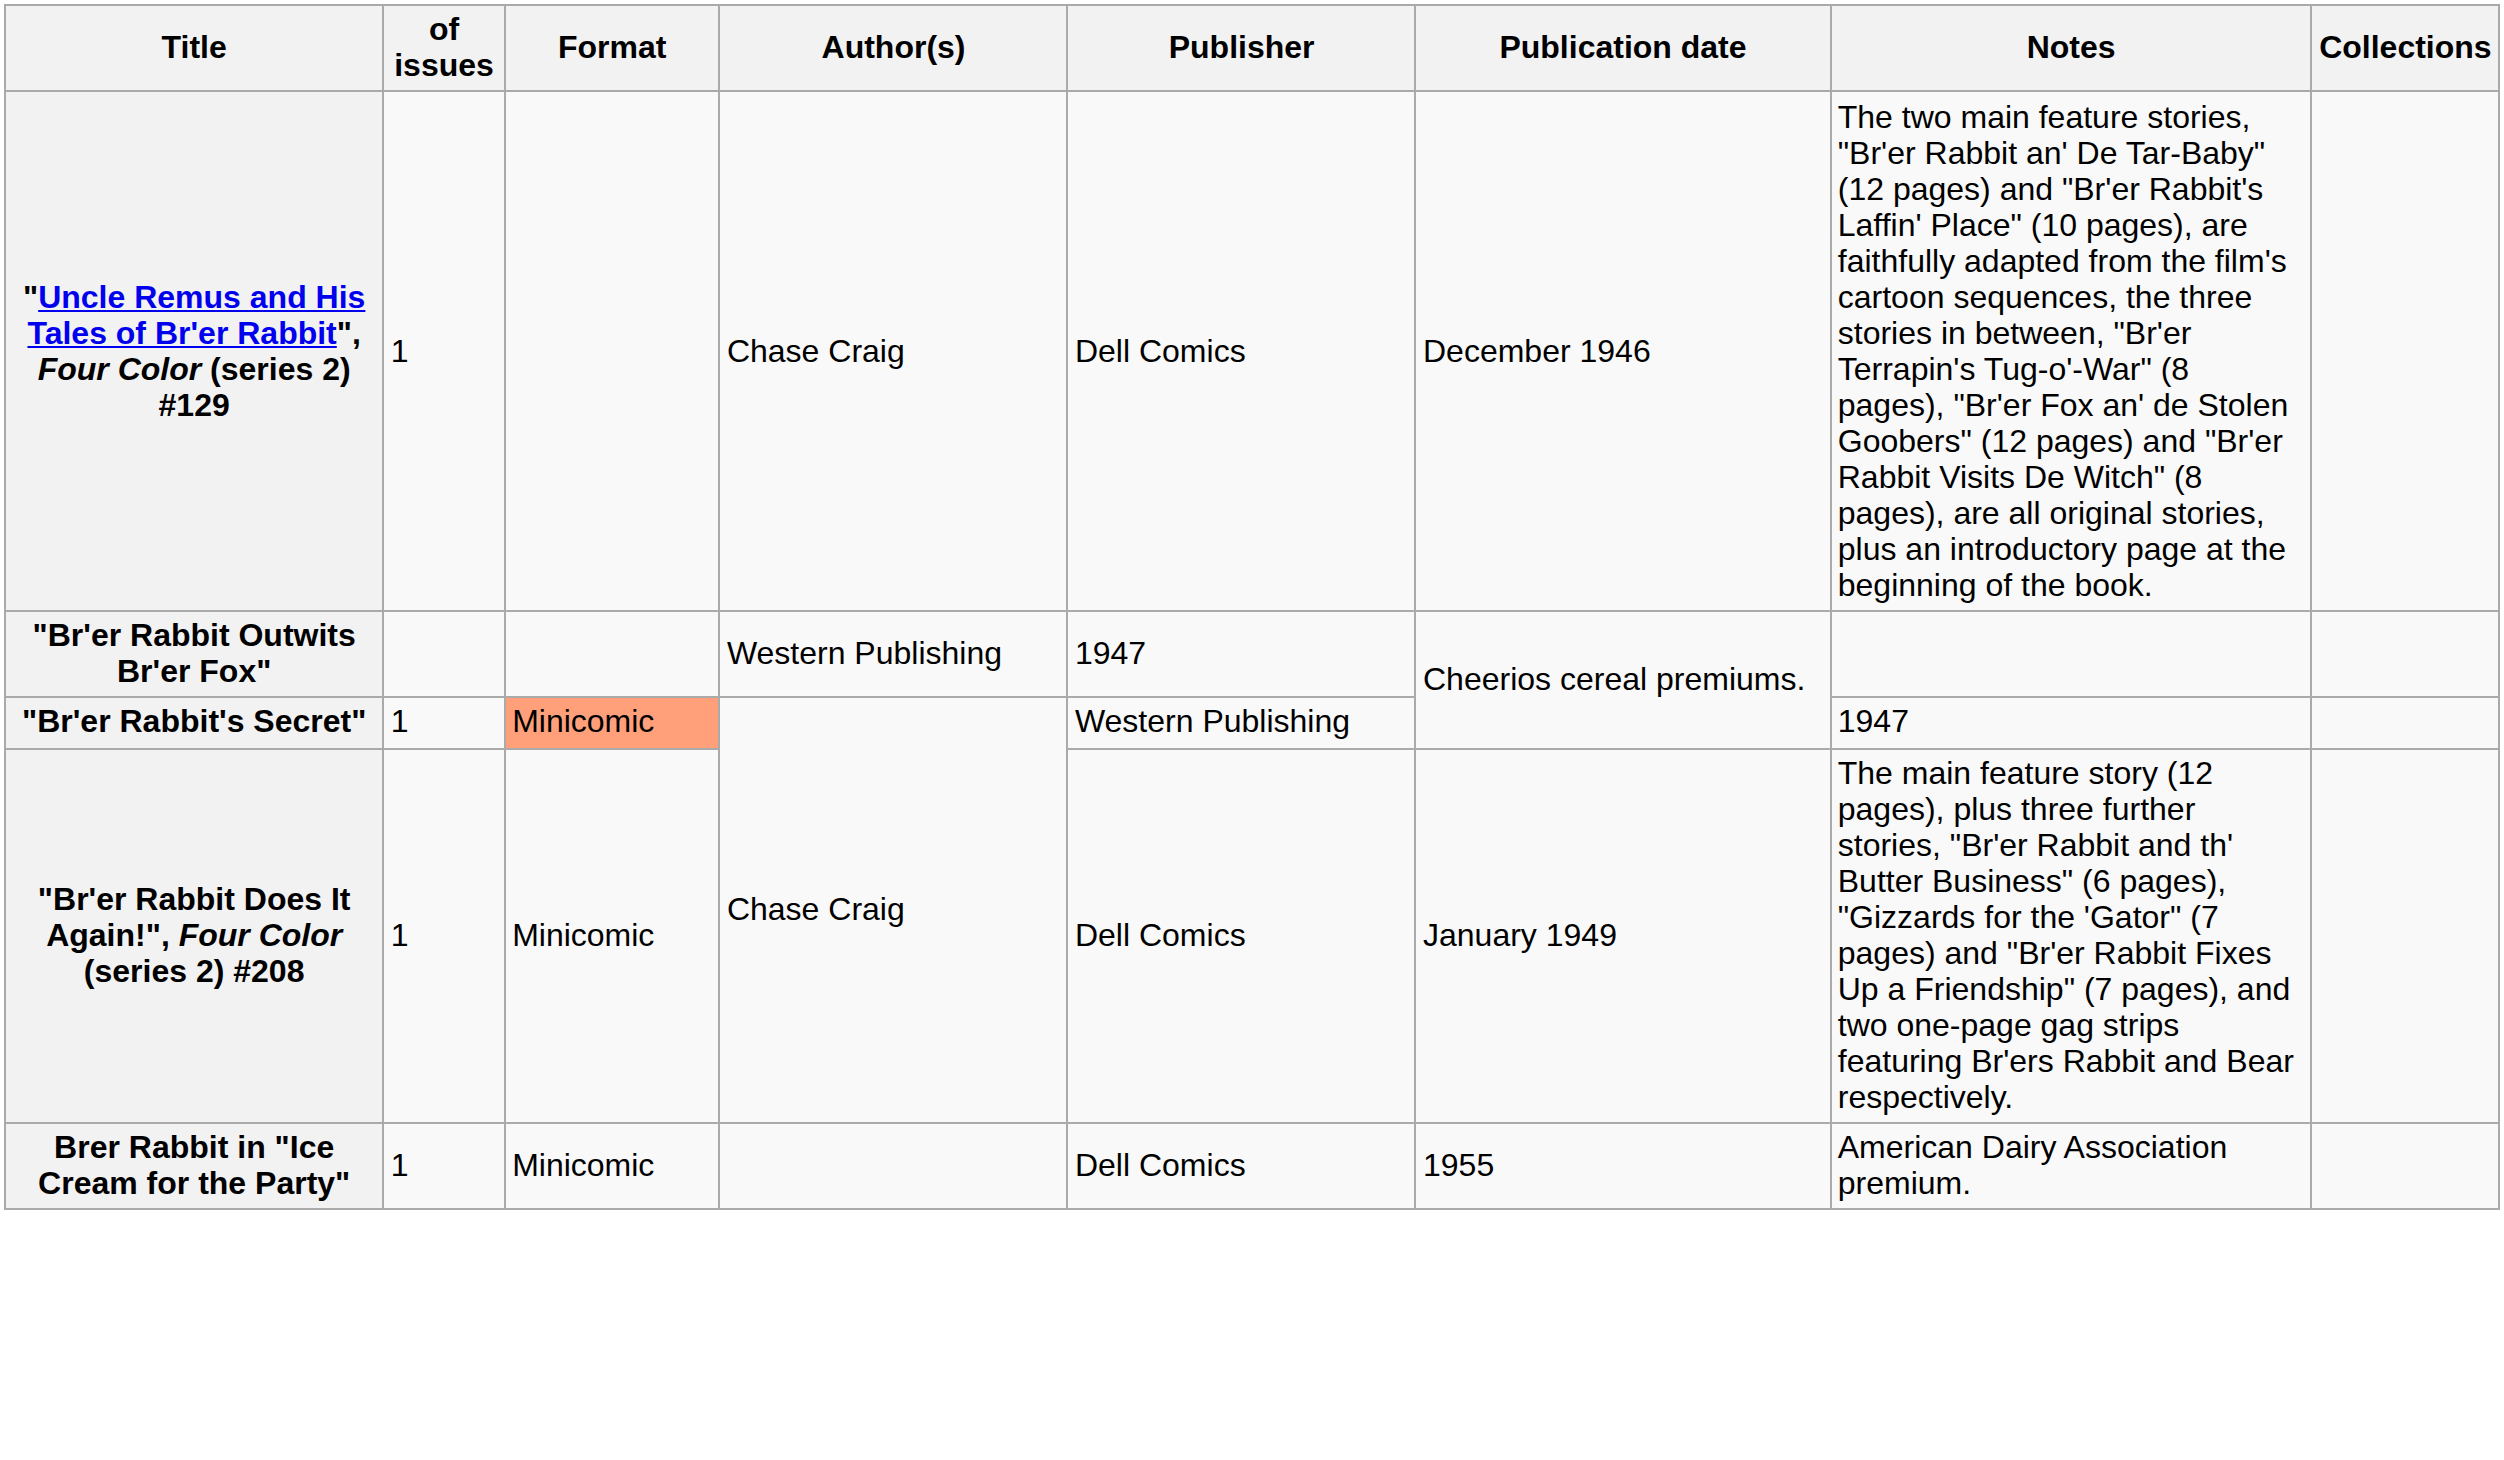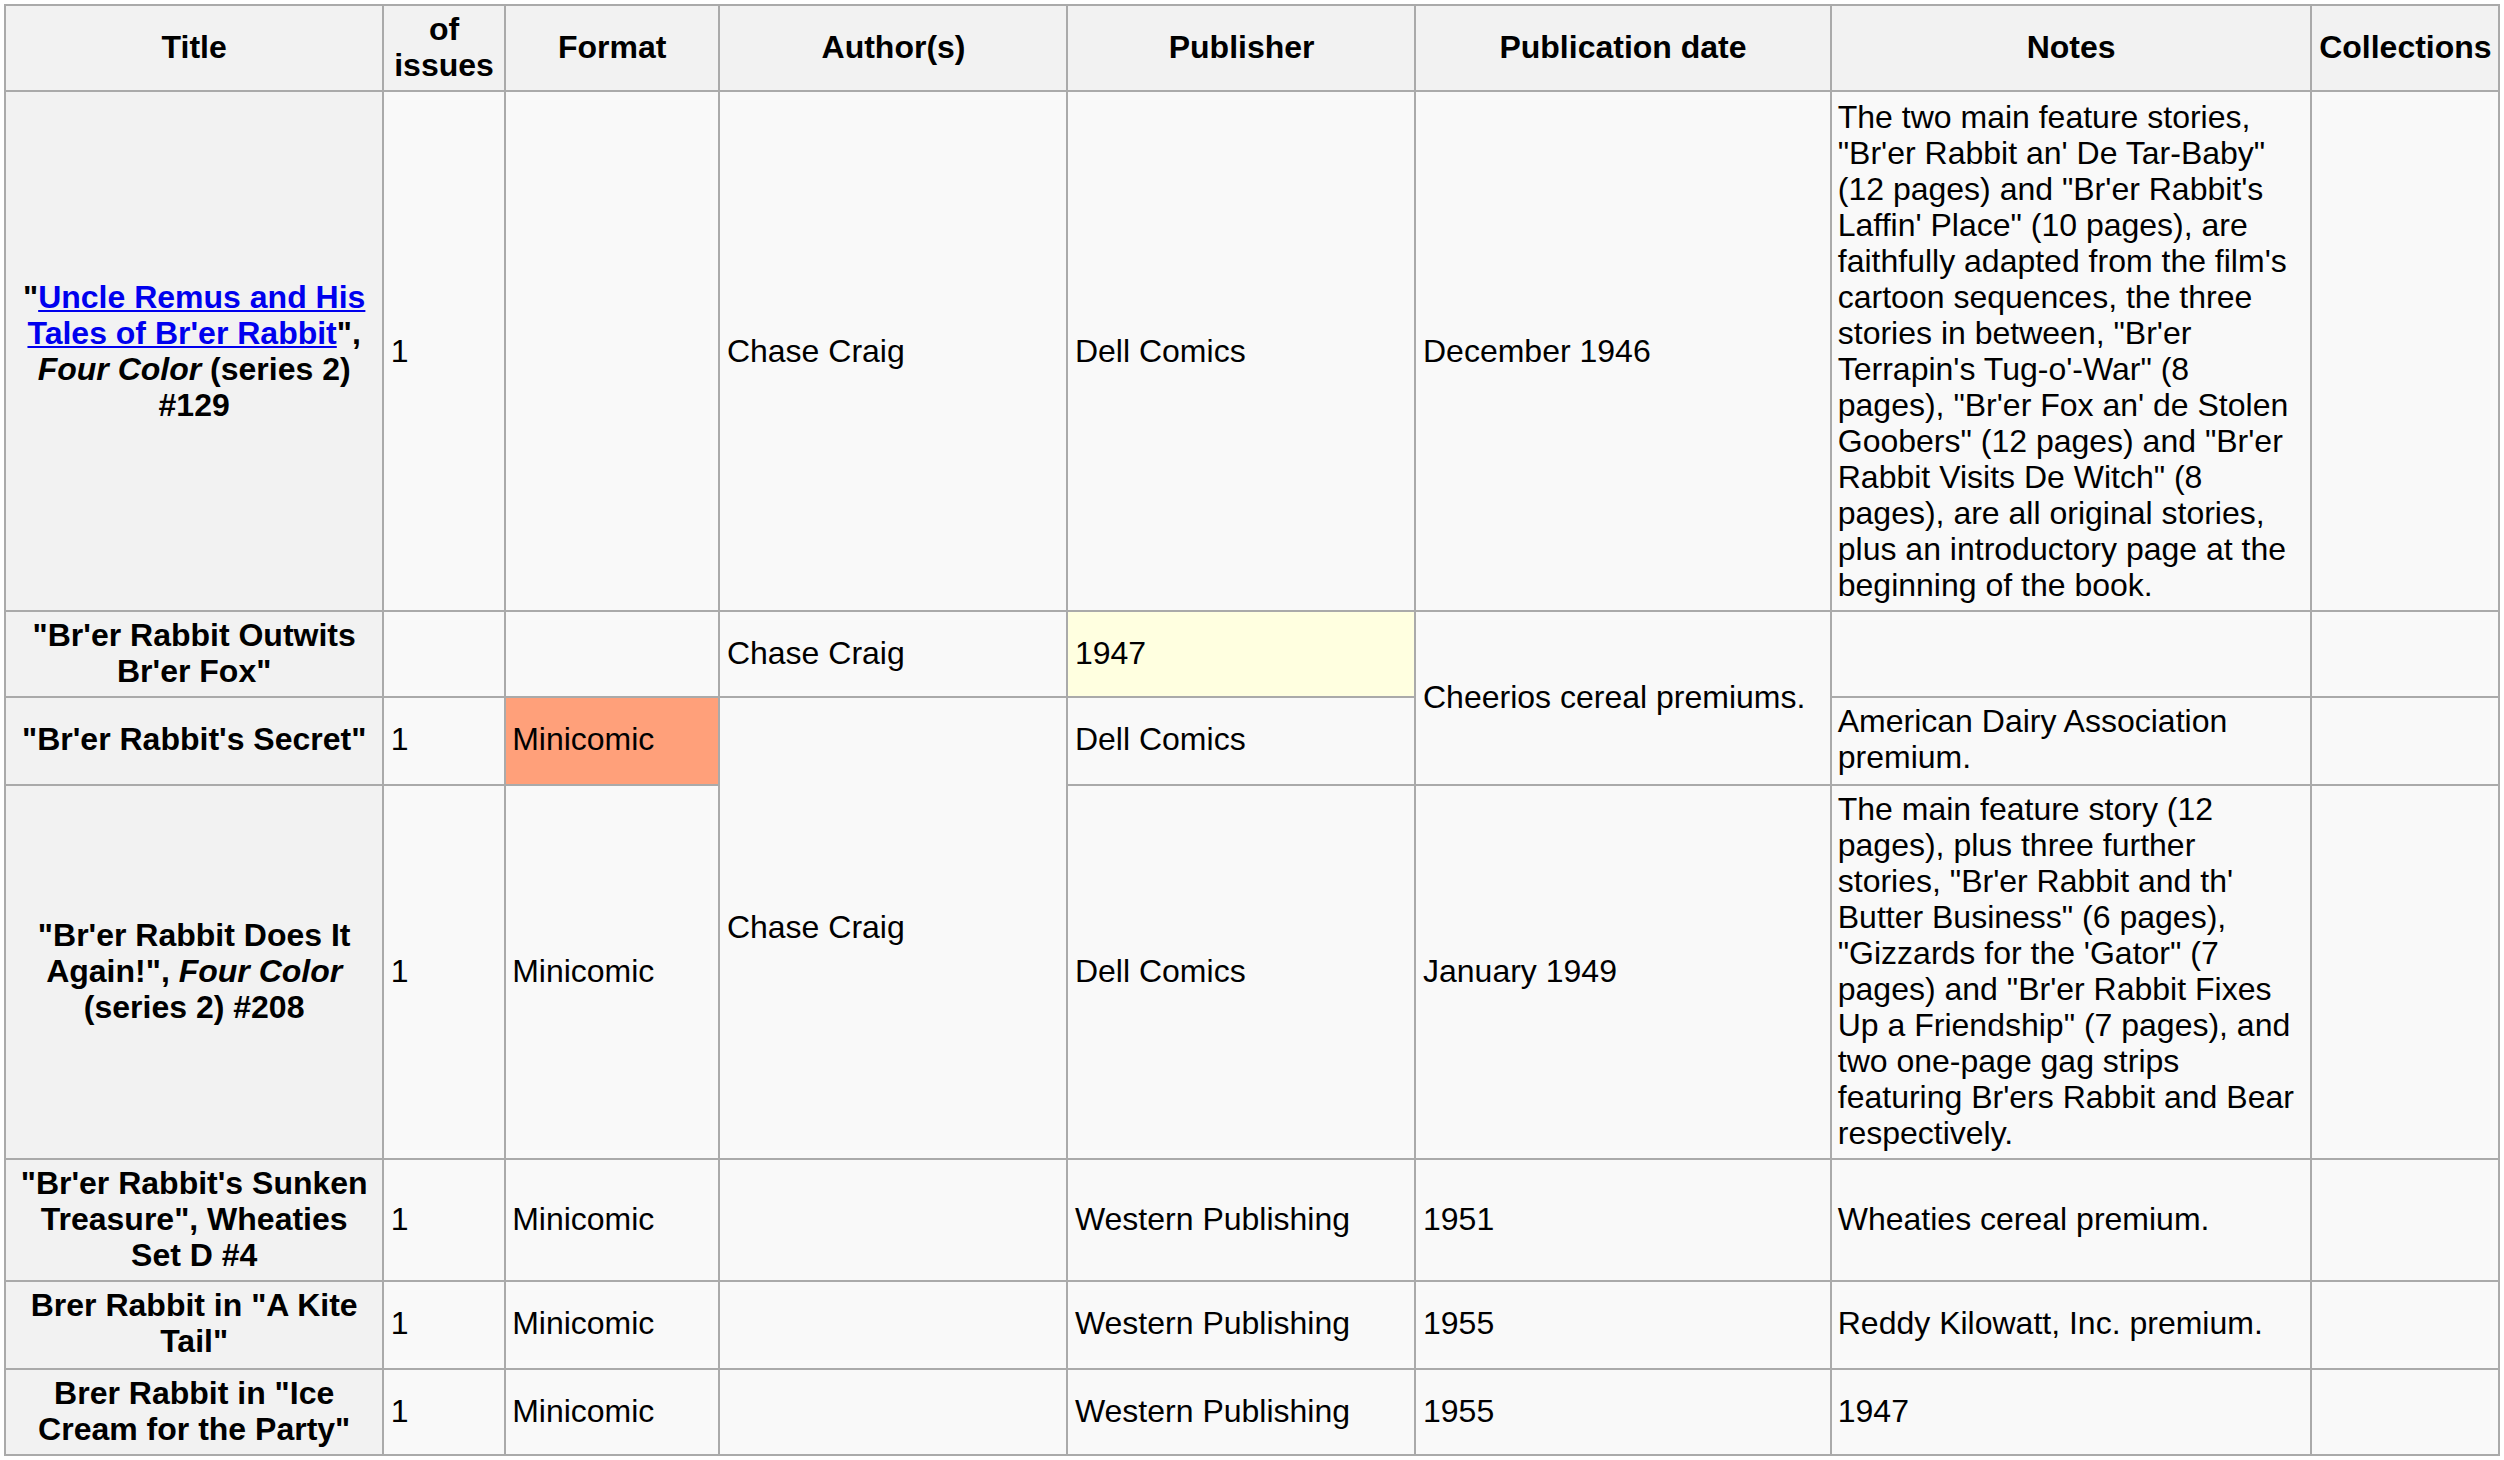(864, 653) Western Publishing -> (816, 653) Chase Craig
(1111, 653) no background -> (1111, 653) lightyellow background
(1212, 722) Western Publishing -> (1160, 740) Dell Comics
(1873, 722) 1947 -> (2032, 740) American Dairy Association premium.
+ row: (194, 1219)
+ row: (194, 1324)
(1160, 1165) Dell Comics -> (1212, 1411) Western Publishing
(2032, 1165) American Dairy Association premium. -> (1873, 1411) 1947
